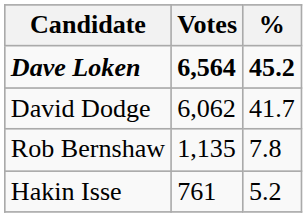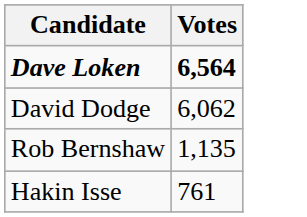- column: (272, 25)
